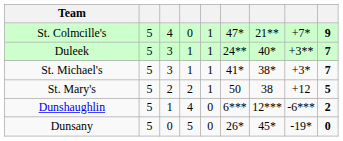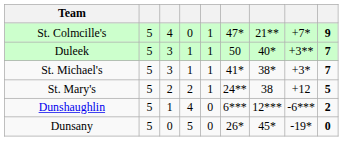(235, 51) 24** -> (235, 51) 50
(235, 88) 50 -> (235, 88) 24**
